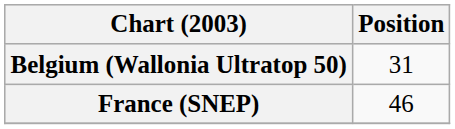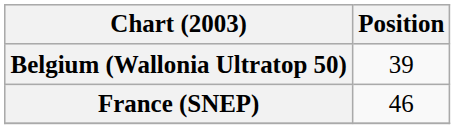(401, 63) 31 -> (401, 63) 39
